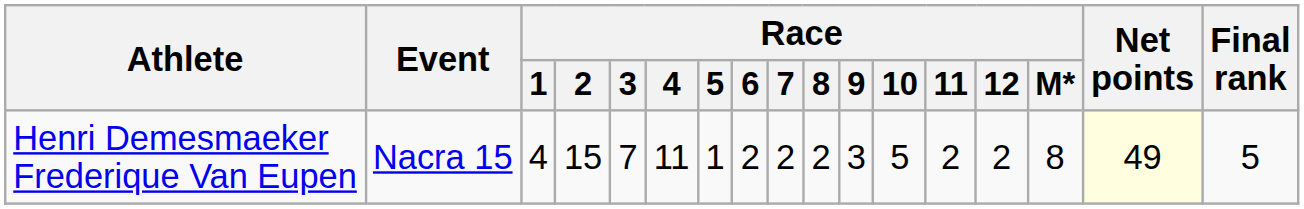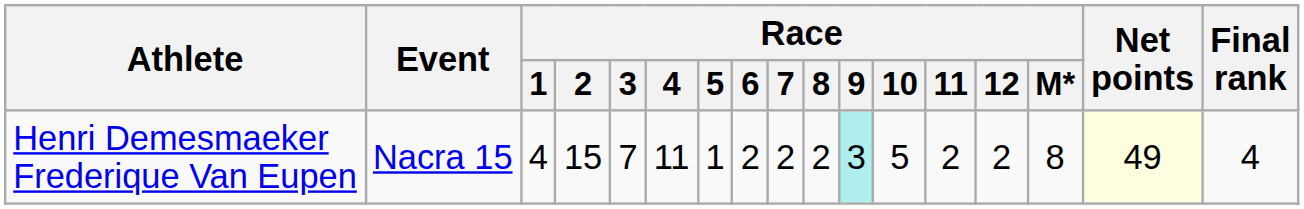(856, 158) no background -> (856, 158) paleturquoise background
(1250, 158) 5 -> (1250, 158) 4
